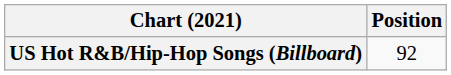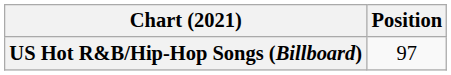(407, 53) 92 -> (407, 53) 97
